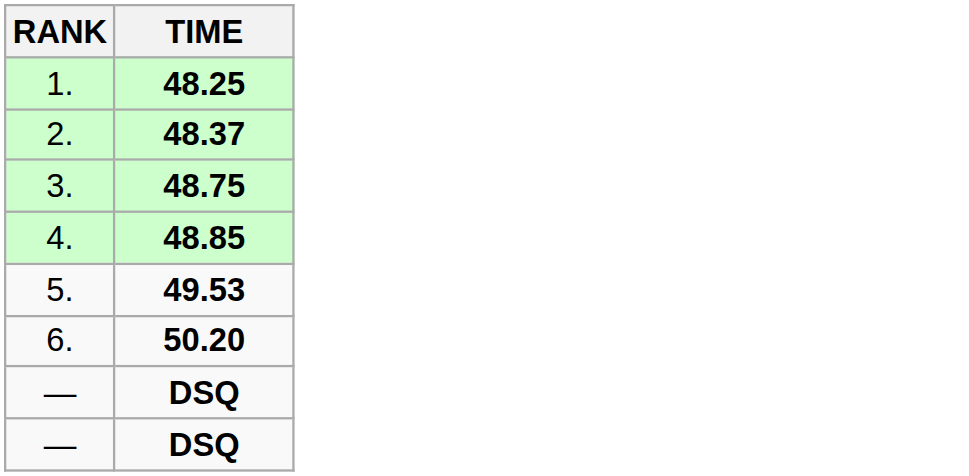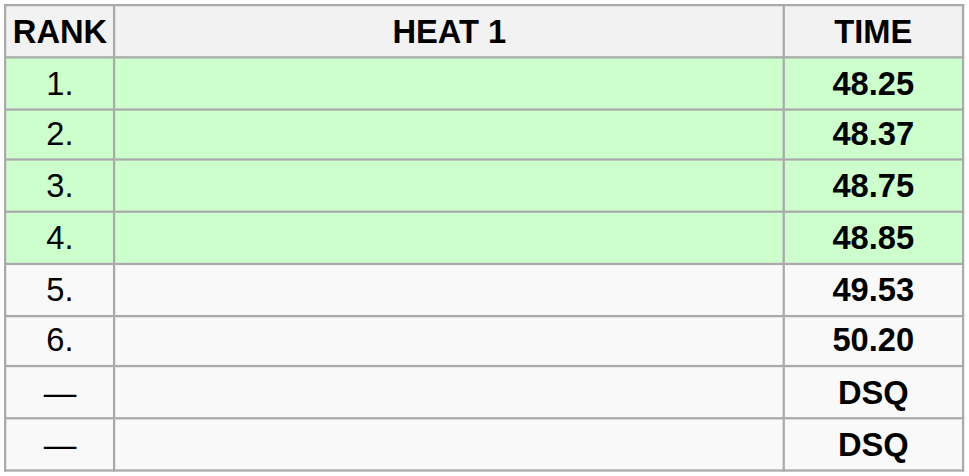+ column: (449, 31)
